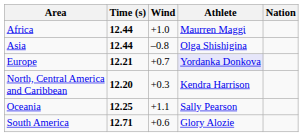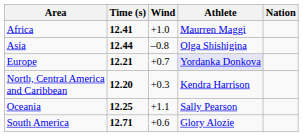(121, 29) 12.44 -> (121, 29) 12.41
